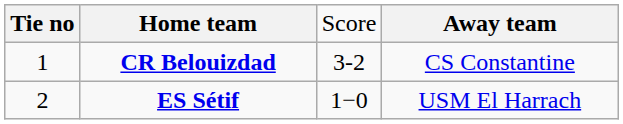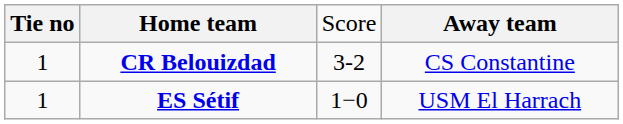(42, 99) 2 -> (42, 99) 1
